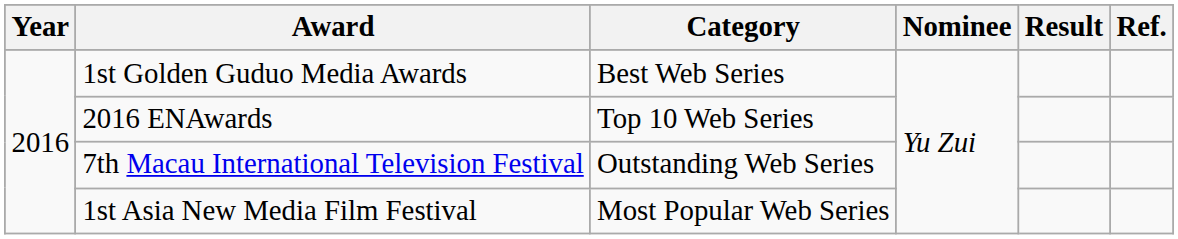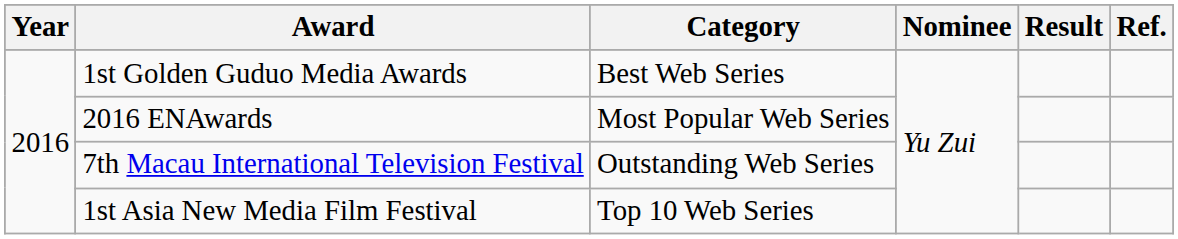(705, 118) Top 10 Web Series -> (743, 118) Most Popular Web Series
(743, 210) Most Popular Web Series -> (705, 210) Top 10 Web Series
